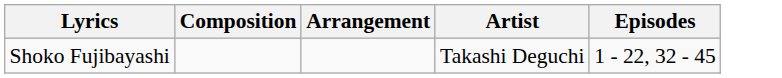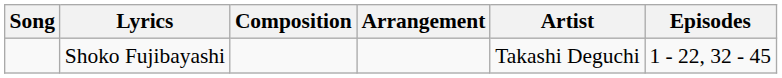+ column: (32, 21)
